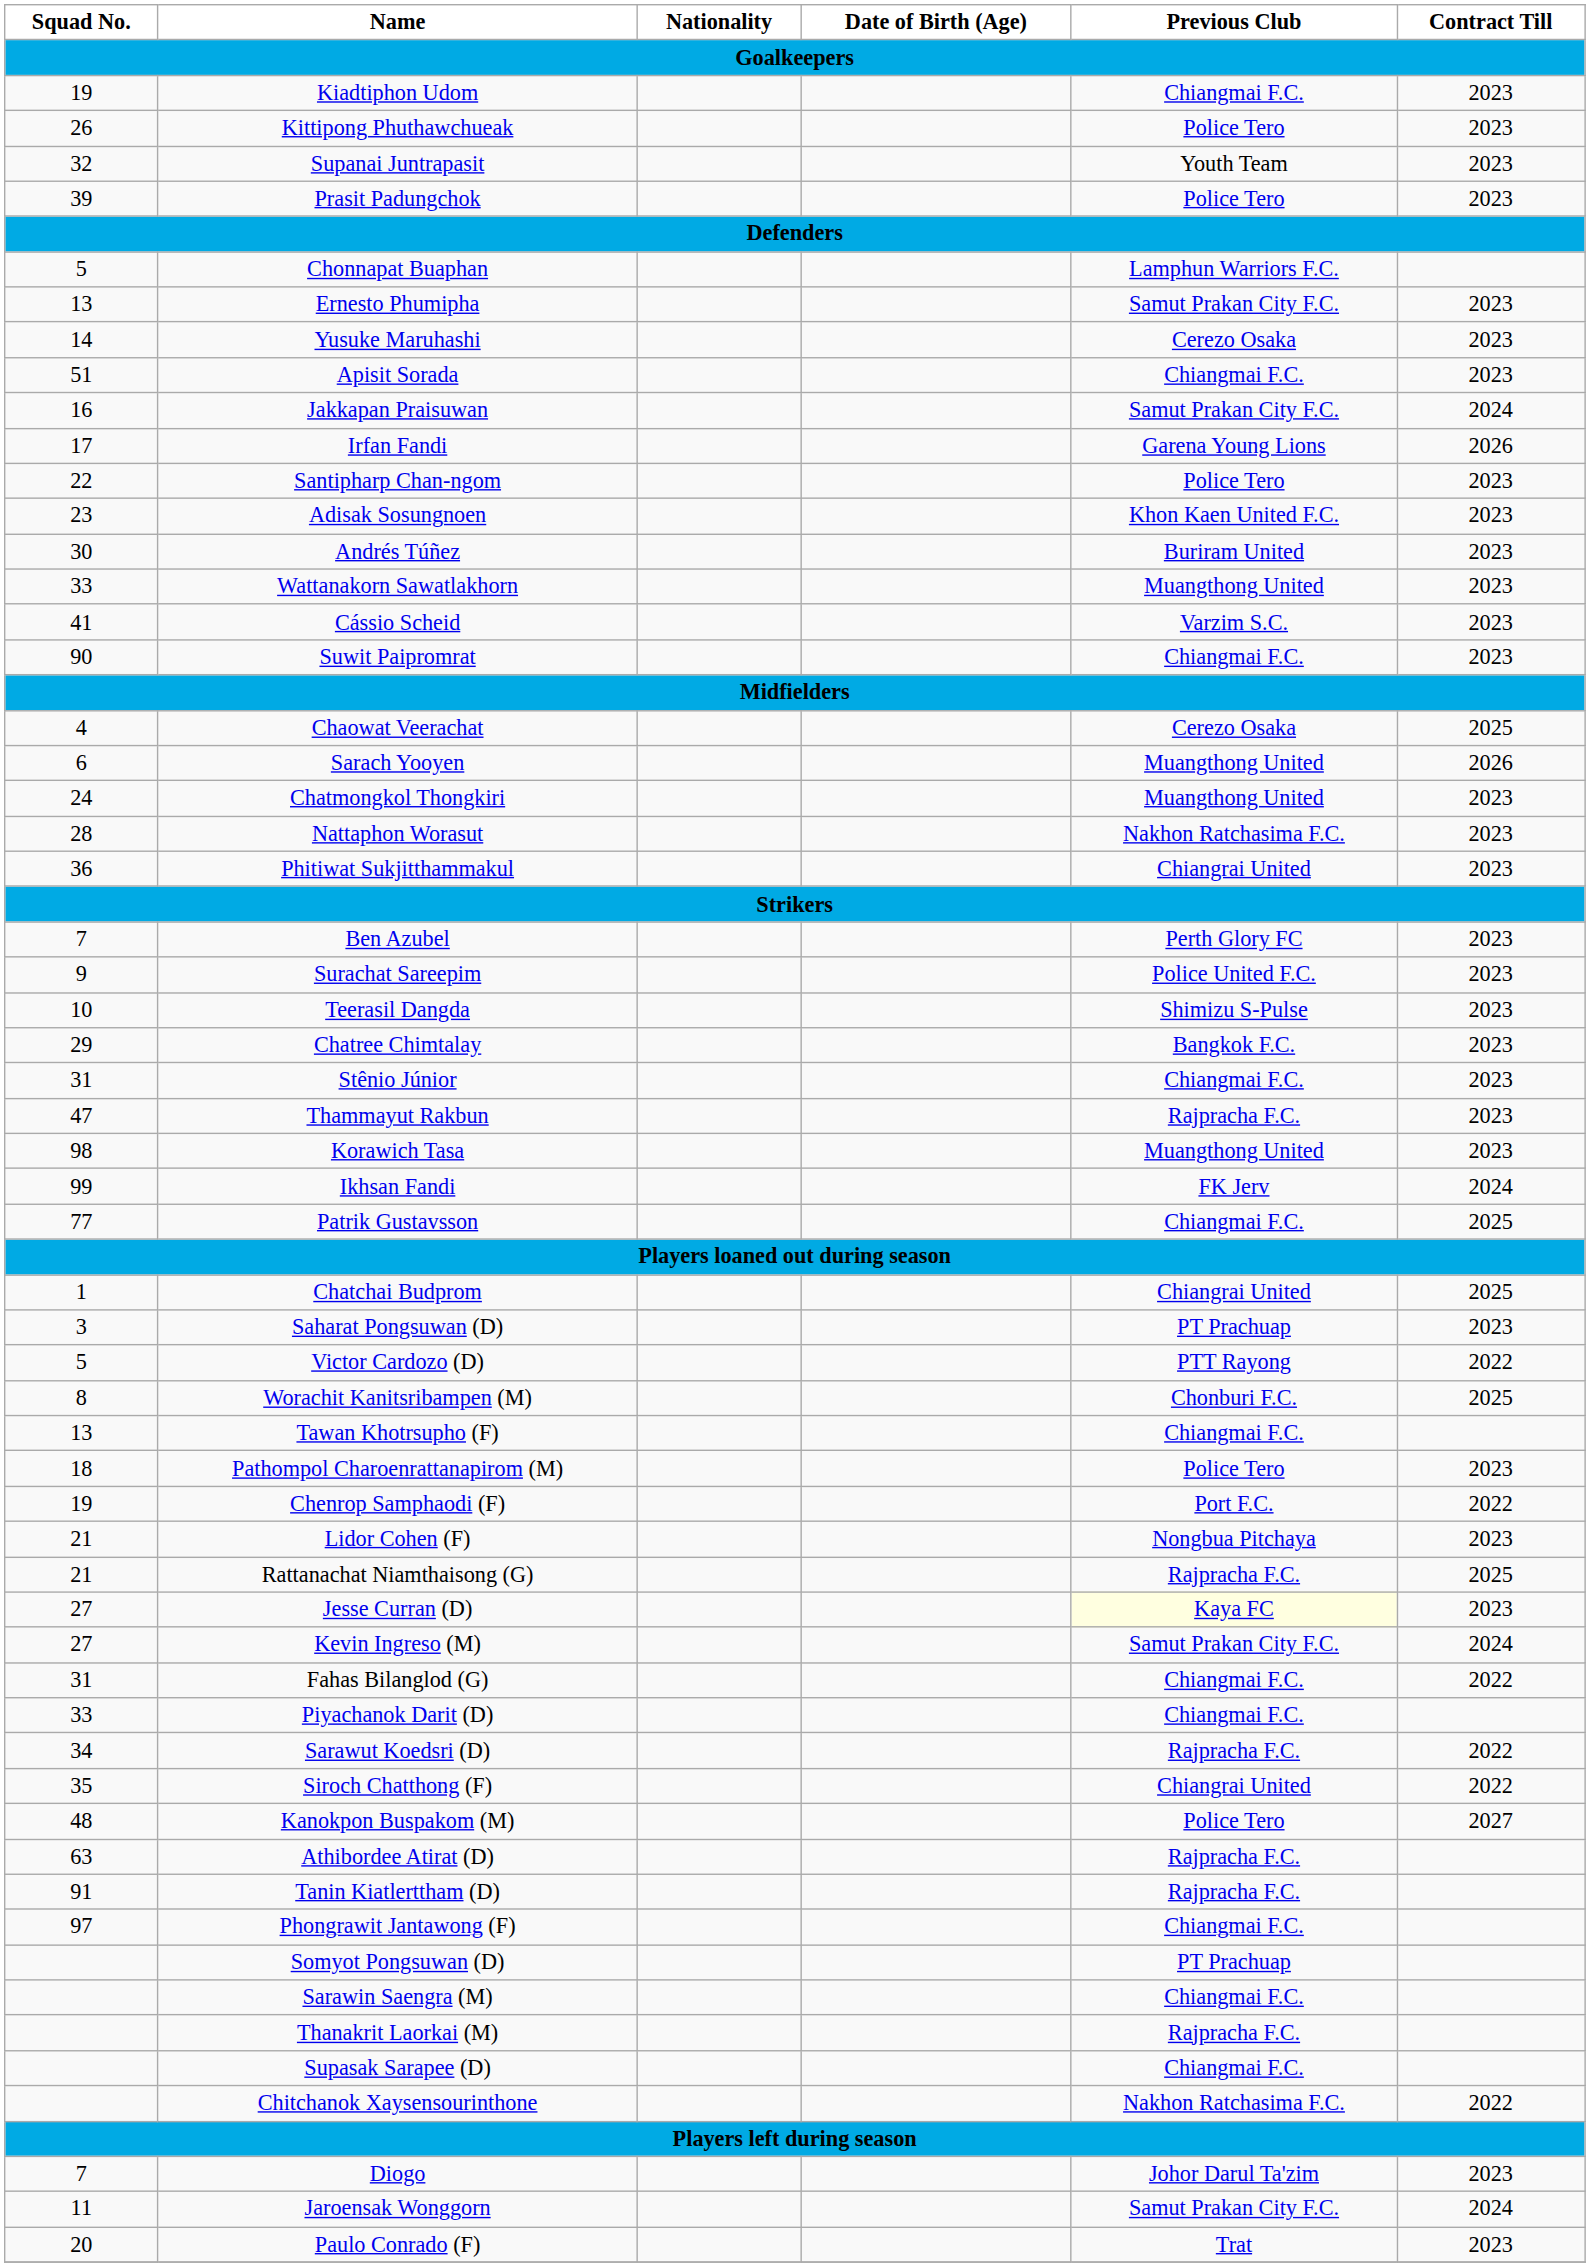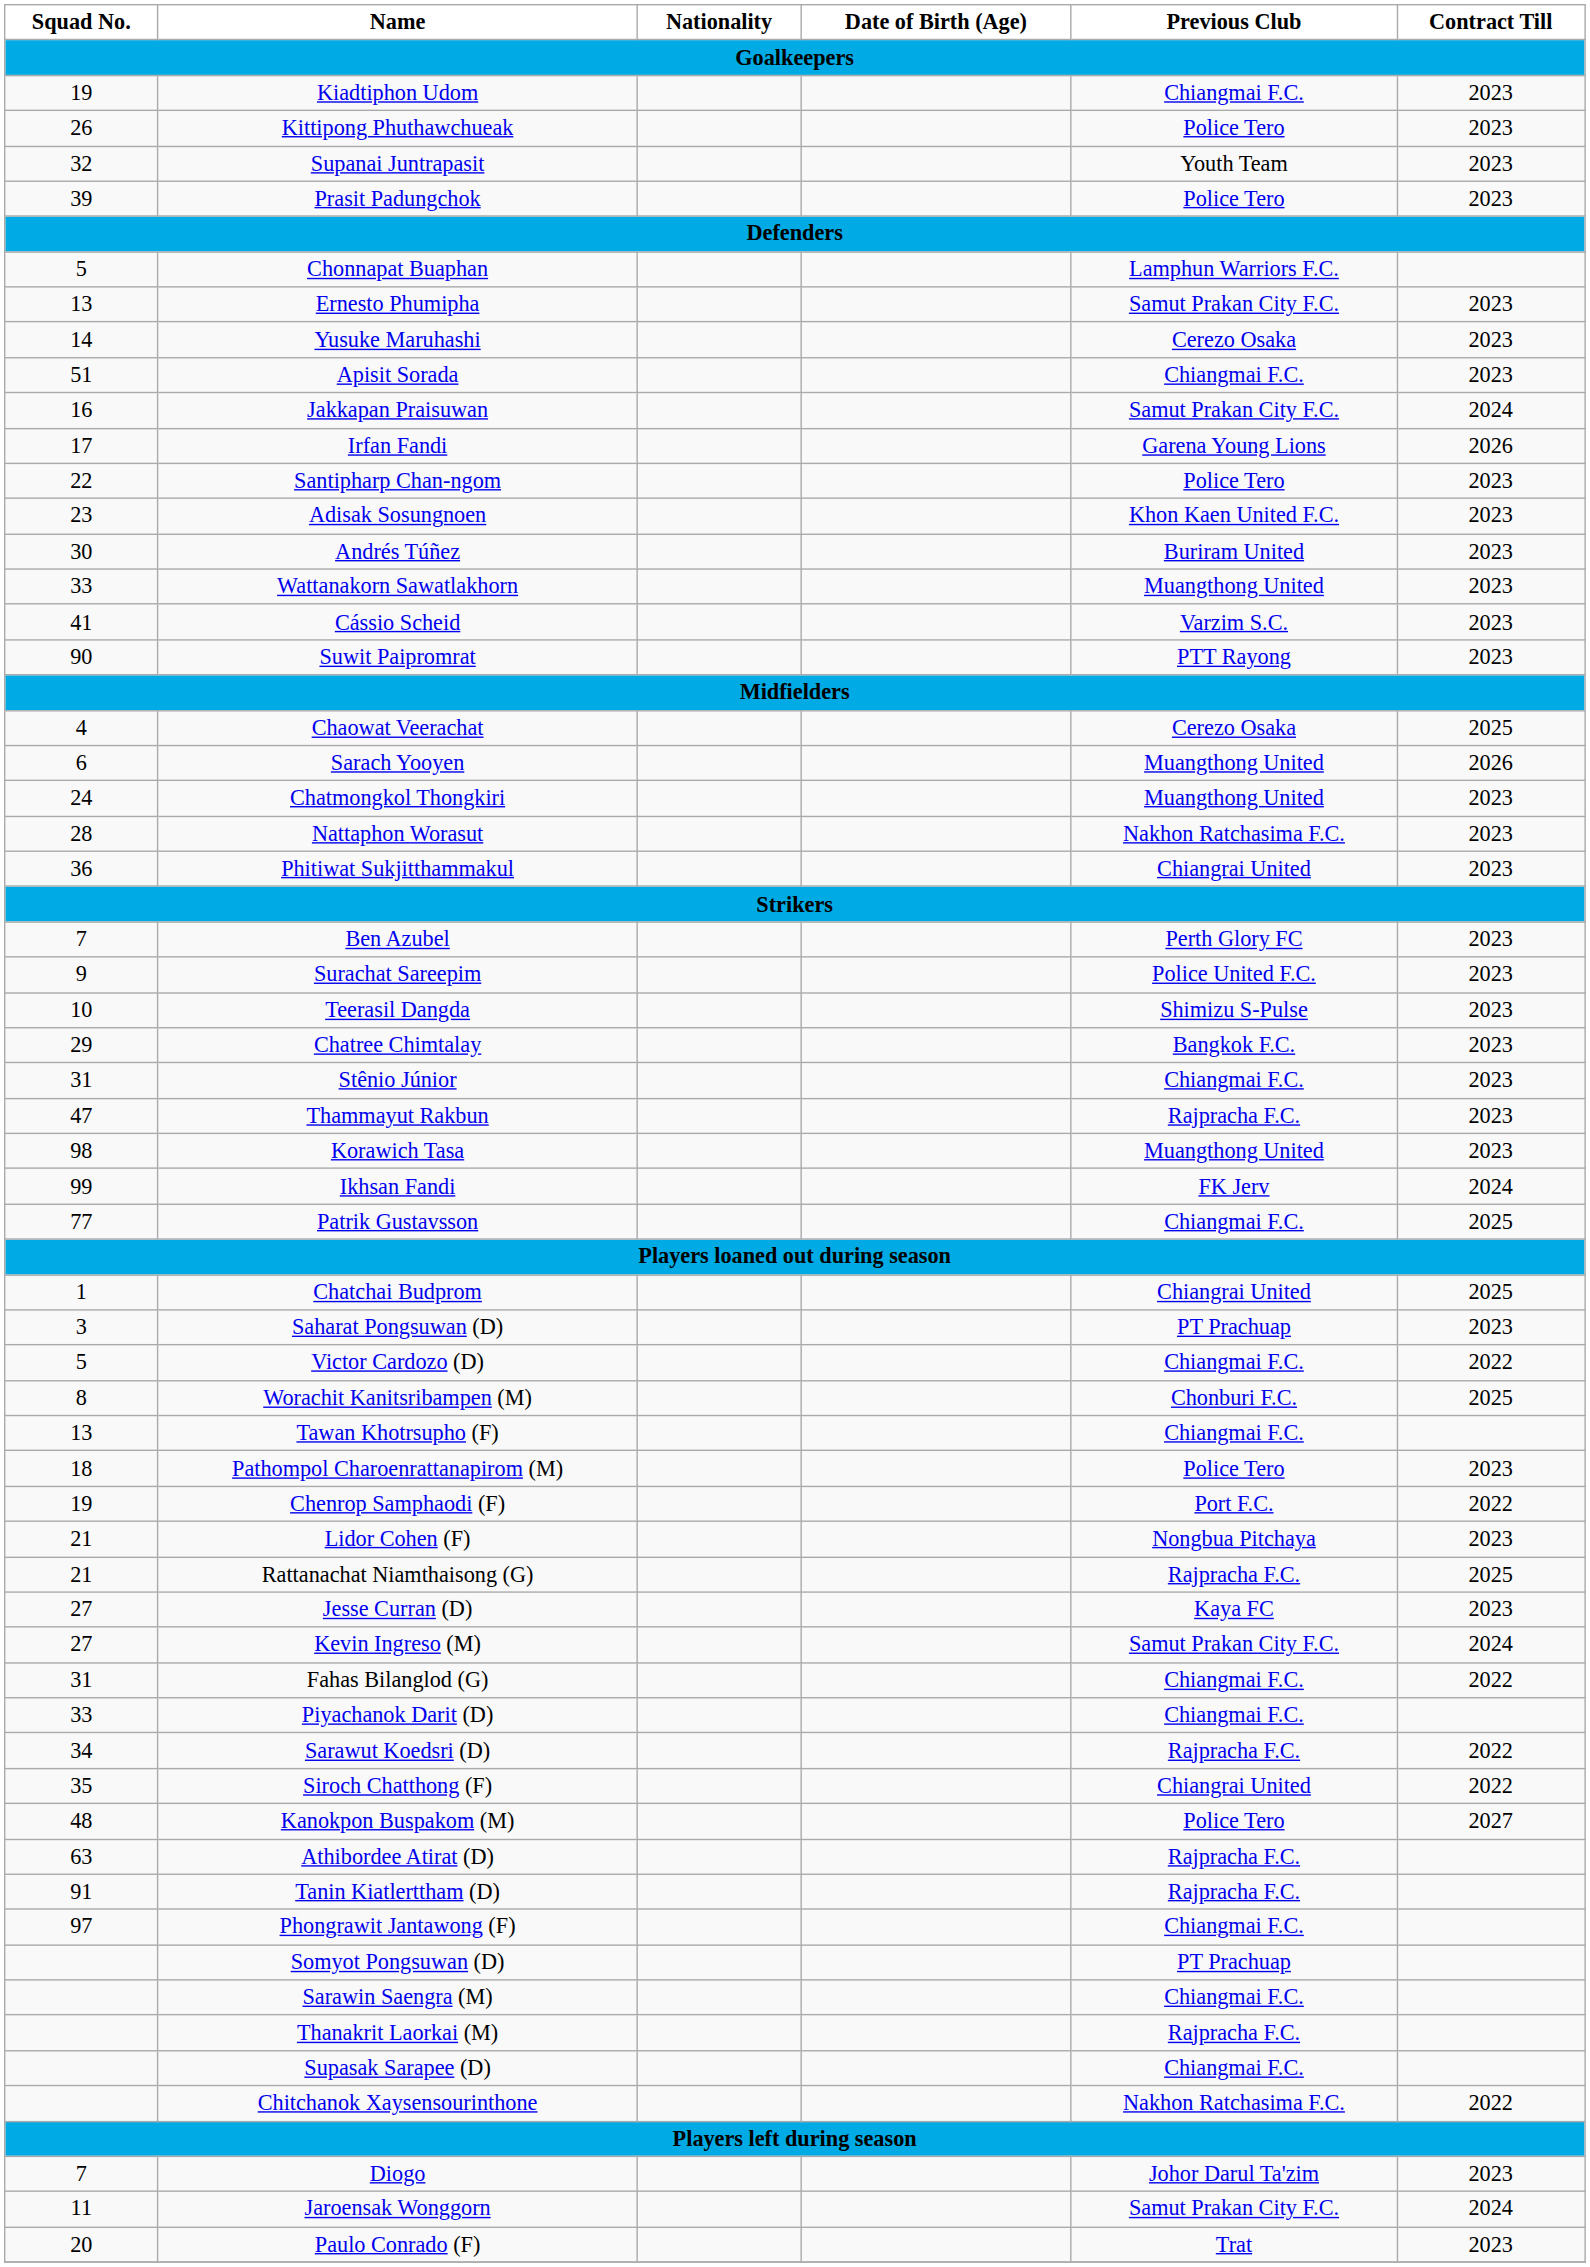(1234, 657) Chiangmai F.C. -> (1234, 657) PTT Rayong
(1234, 1362) PTT Rayong -> (1234, 1362) Chiangmai F.C.
(1234, 1609) lightyellow background -> (1234, 1609) no background
